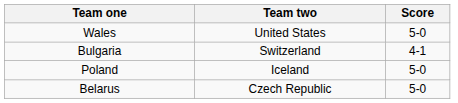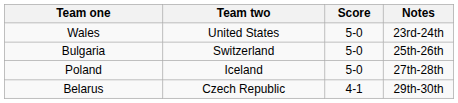+ column: (418, 13)
(418, 51) 4-1 -> (354, 51) 5-0
(418, 88) 5-0 -> (354, 88) 4-1
